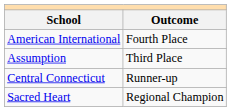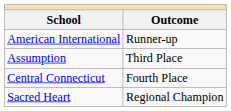(157, 39) Fourth Place -> (152, 39) Runner-up
(152, 77) Runner-up -> (157, 77) Fourth Place
